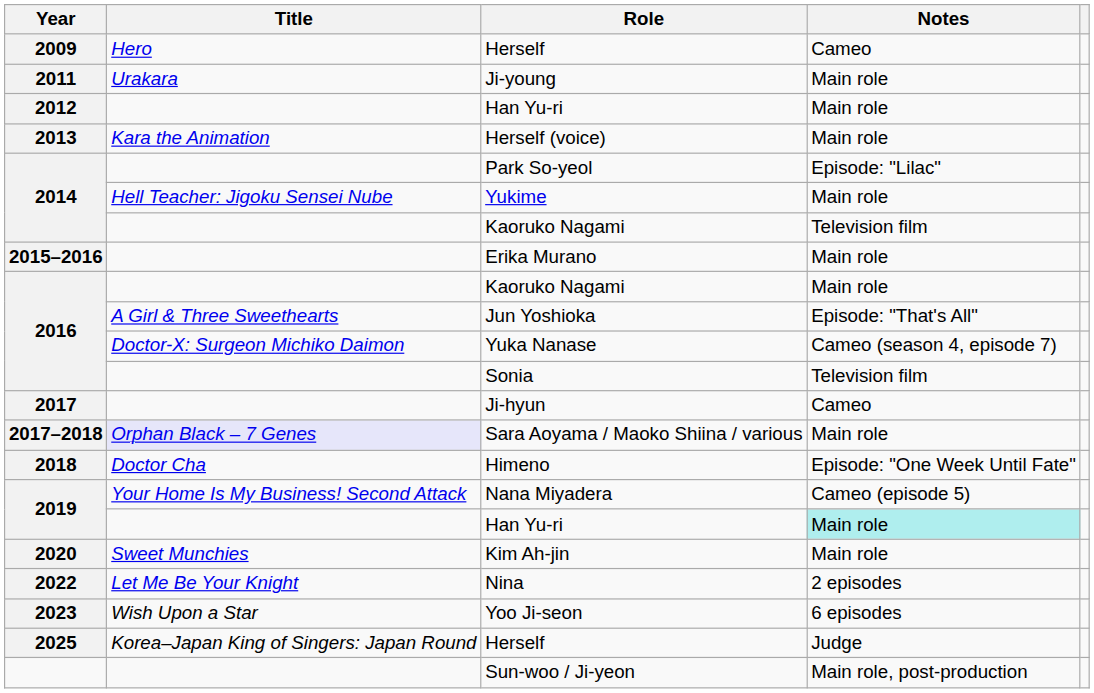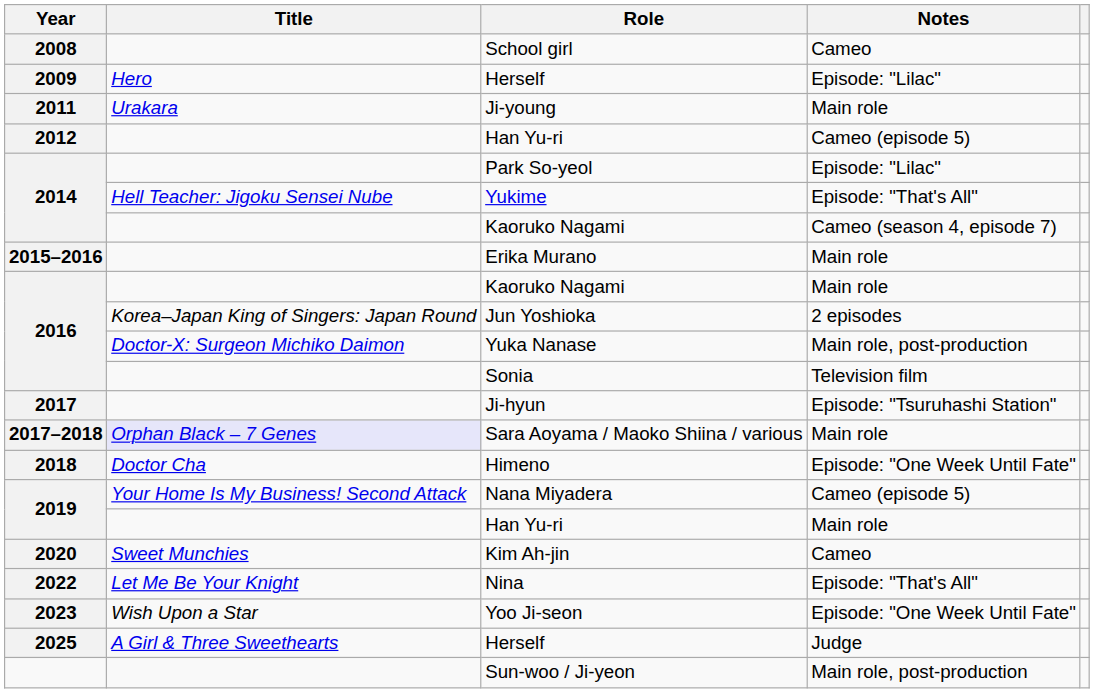+ row: (56, 49)
(841, 49) Cameo -> (876, 78) Episode: "Lilac"
(850, 108) Main role -> (891, 138) Cameo (episode 5)
- row: (56, 138)
(850, 197) Main role -> (895, 197) Episode: "That's All"
(869, 227) Television film -> (934, 227) Cameo (season 4, episode 7)
(225, 316) A Girl & Three Sweethearts -> (294, 316) Korea–Japan King of Singers: Japan Round
(895, 316) Episode: "That's All" -> (856, 316) 2 episodes
(934, 345) Cameo (season 4, episode 7) -> (919, 345) Main role, post-production
(841, 405) Cameo -> (934, 405) Episode: "Tsuruhashi Station"
(850, 524) paleturquoise background -> (850, 524) no background
(850, 553) Main role -> (841, 553) Cameo
(856, 583) 2 episodes -> (895, 583) Episode: "That's All"
(856, 613) 6 episodes -> (944, 613) Episode: "One Week Until Fate"
(294, 642) Korea–Japan King of Singers: Japan Round -> (225, 642) A Girl & Three Sweethearts
